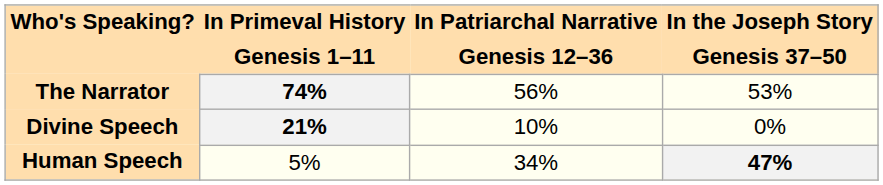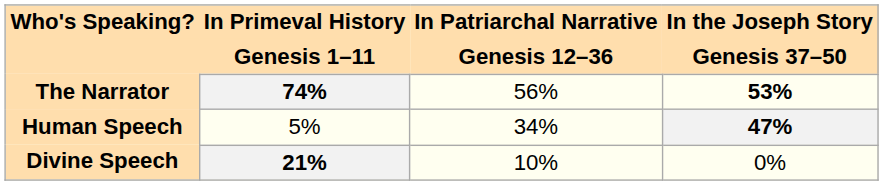(770, 91) normal -> (770, 91) bold
rows swapped: (102, 161) <-> (102, 126)
